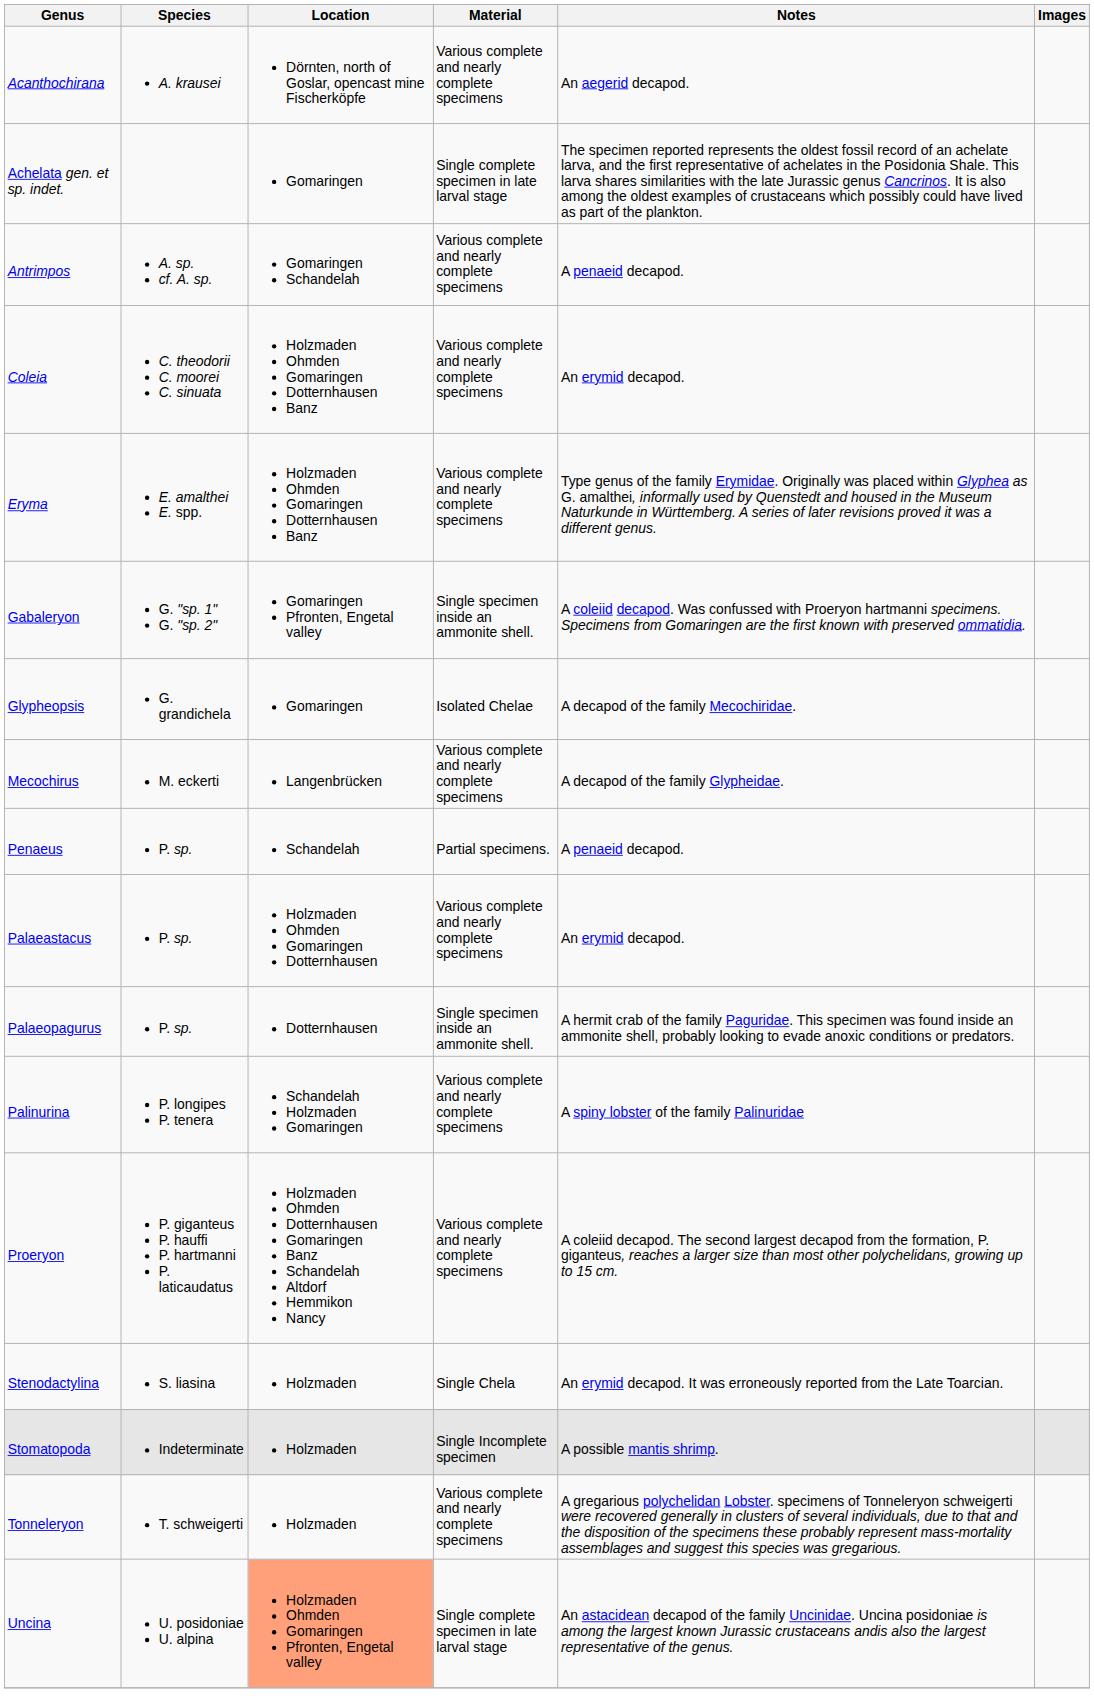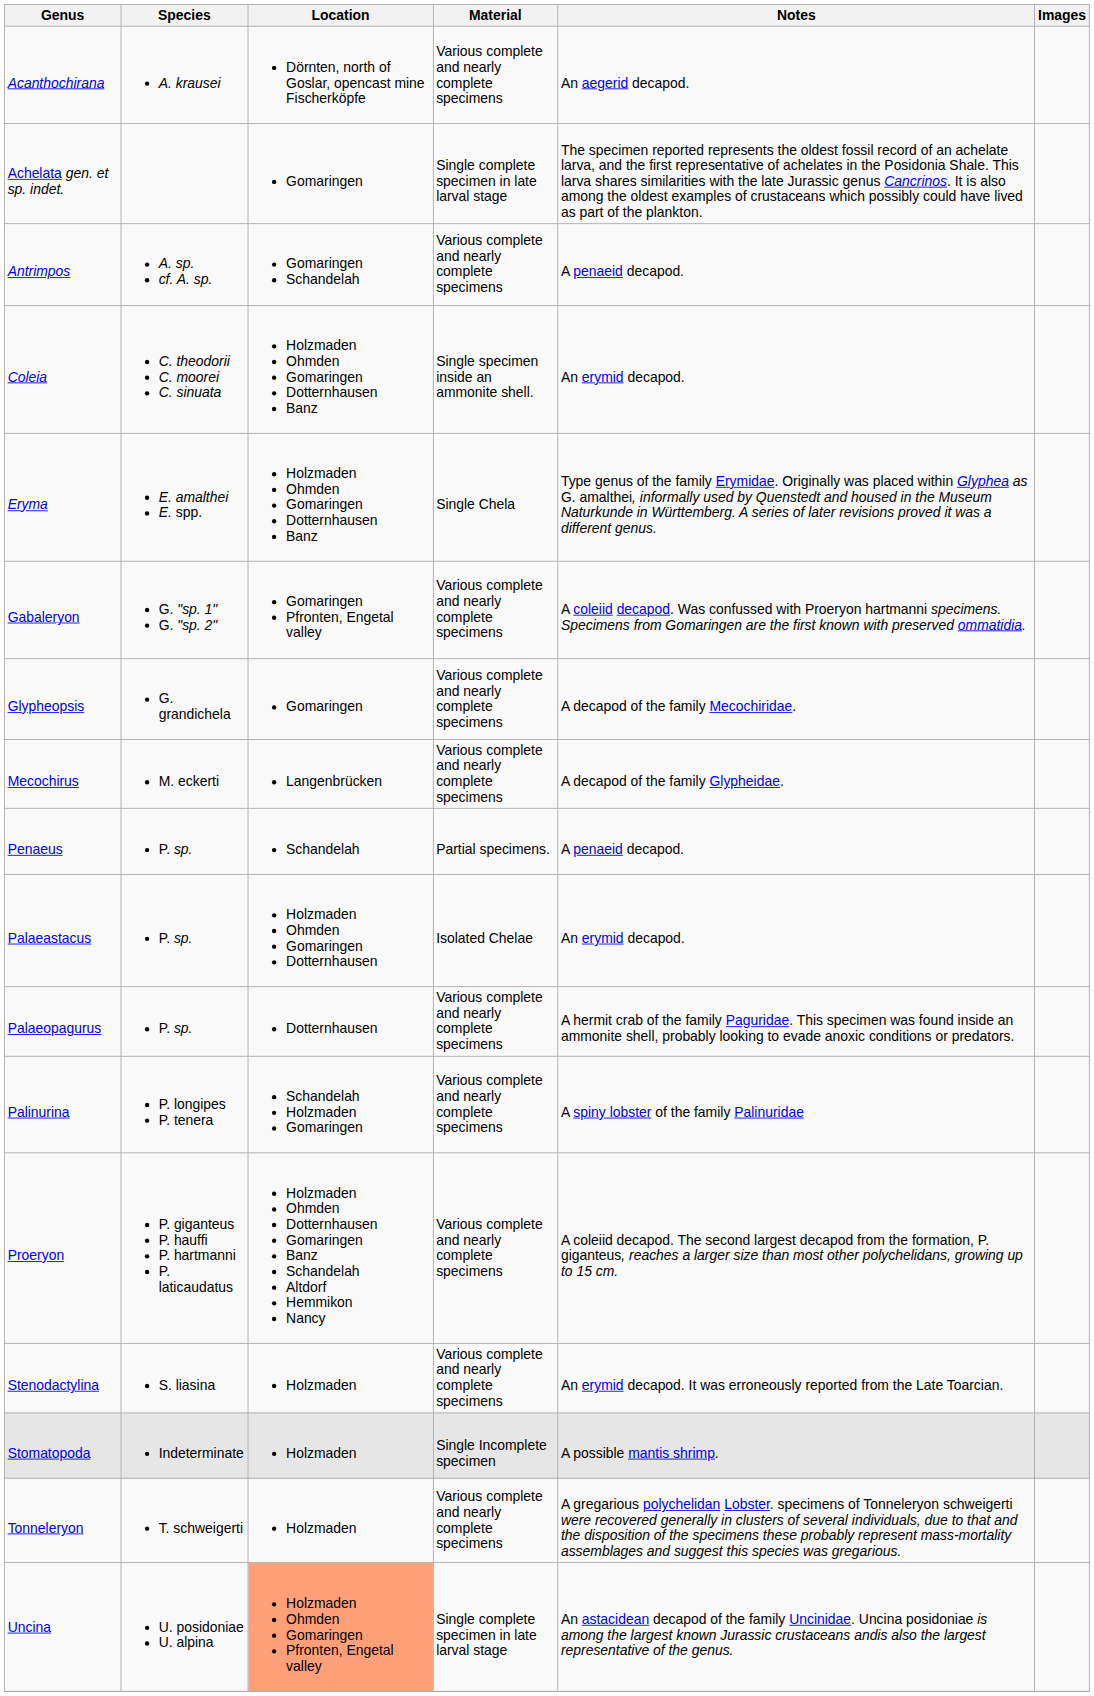(489, 369) Various complete and nearly complete specimens -> (487, 377) Single specimen inside an ammonite shell.
(489, 497) Various complete and nearly complete specimens -> (476, 505) Single Chela
(487, 617) Single specimen inside an ammonite shell. -> (489, 609) Various complete and nearly complete specimens
(485, 706) Isolated Chelae -> (489, 699) Various complete and nearly complete specimens
(489, 930) Various complete and nearly complete specimens -> (485, 938) Isolated Chelae
(487, 1029) Single specimen inside an ammonite shell. -> (489, 1021) Various complete and nearly complete specimens
(476, 1384) Single Chela -> (489, 1378) Various complete and nearly complete specimens
